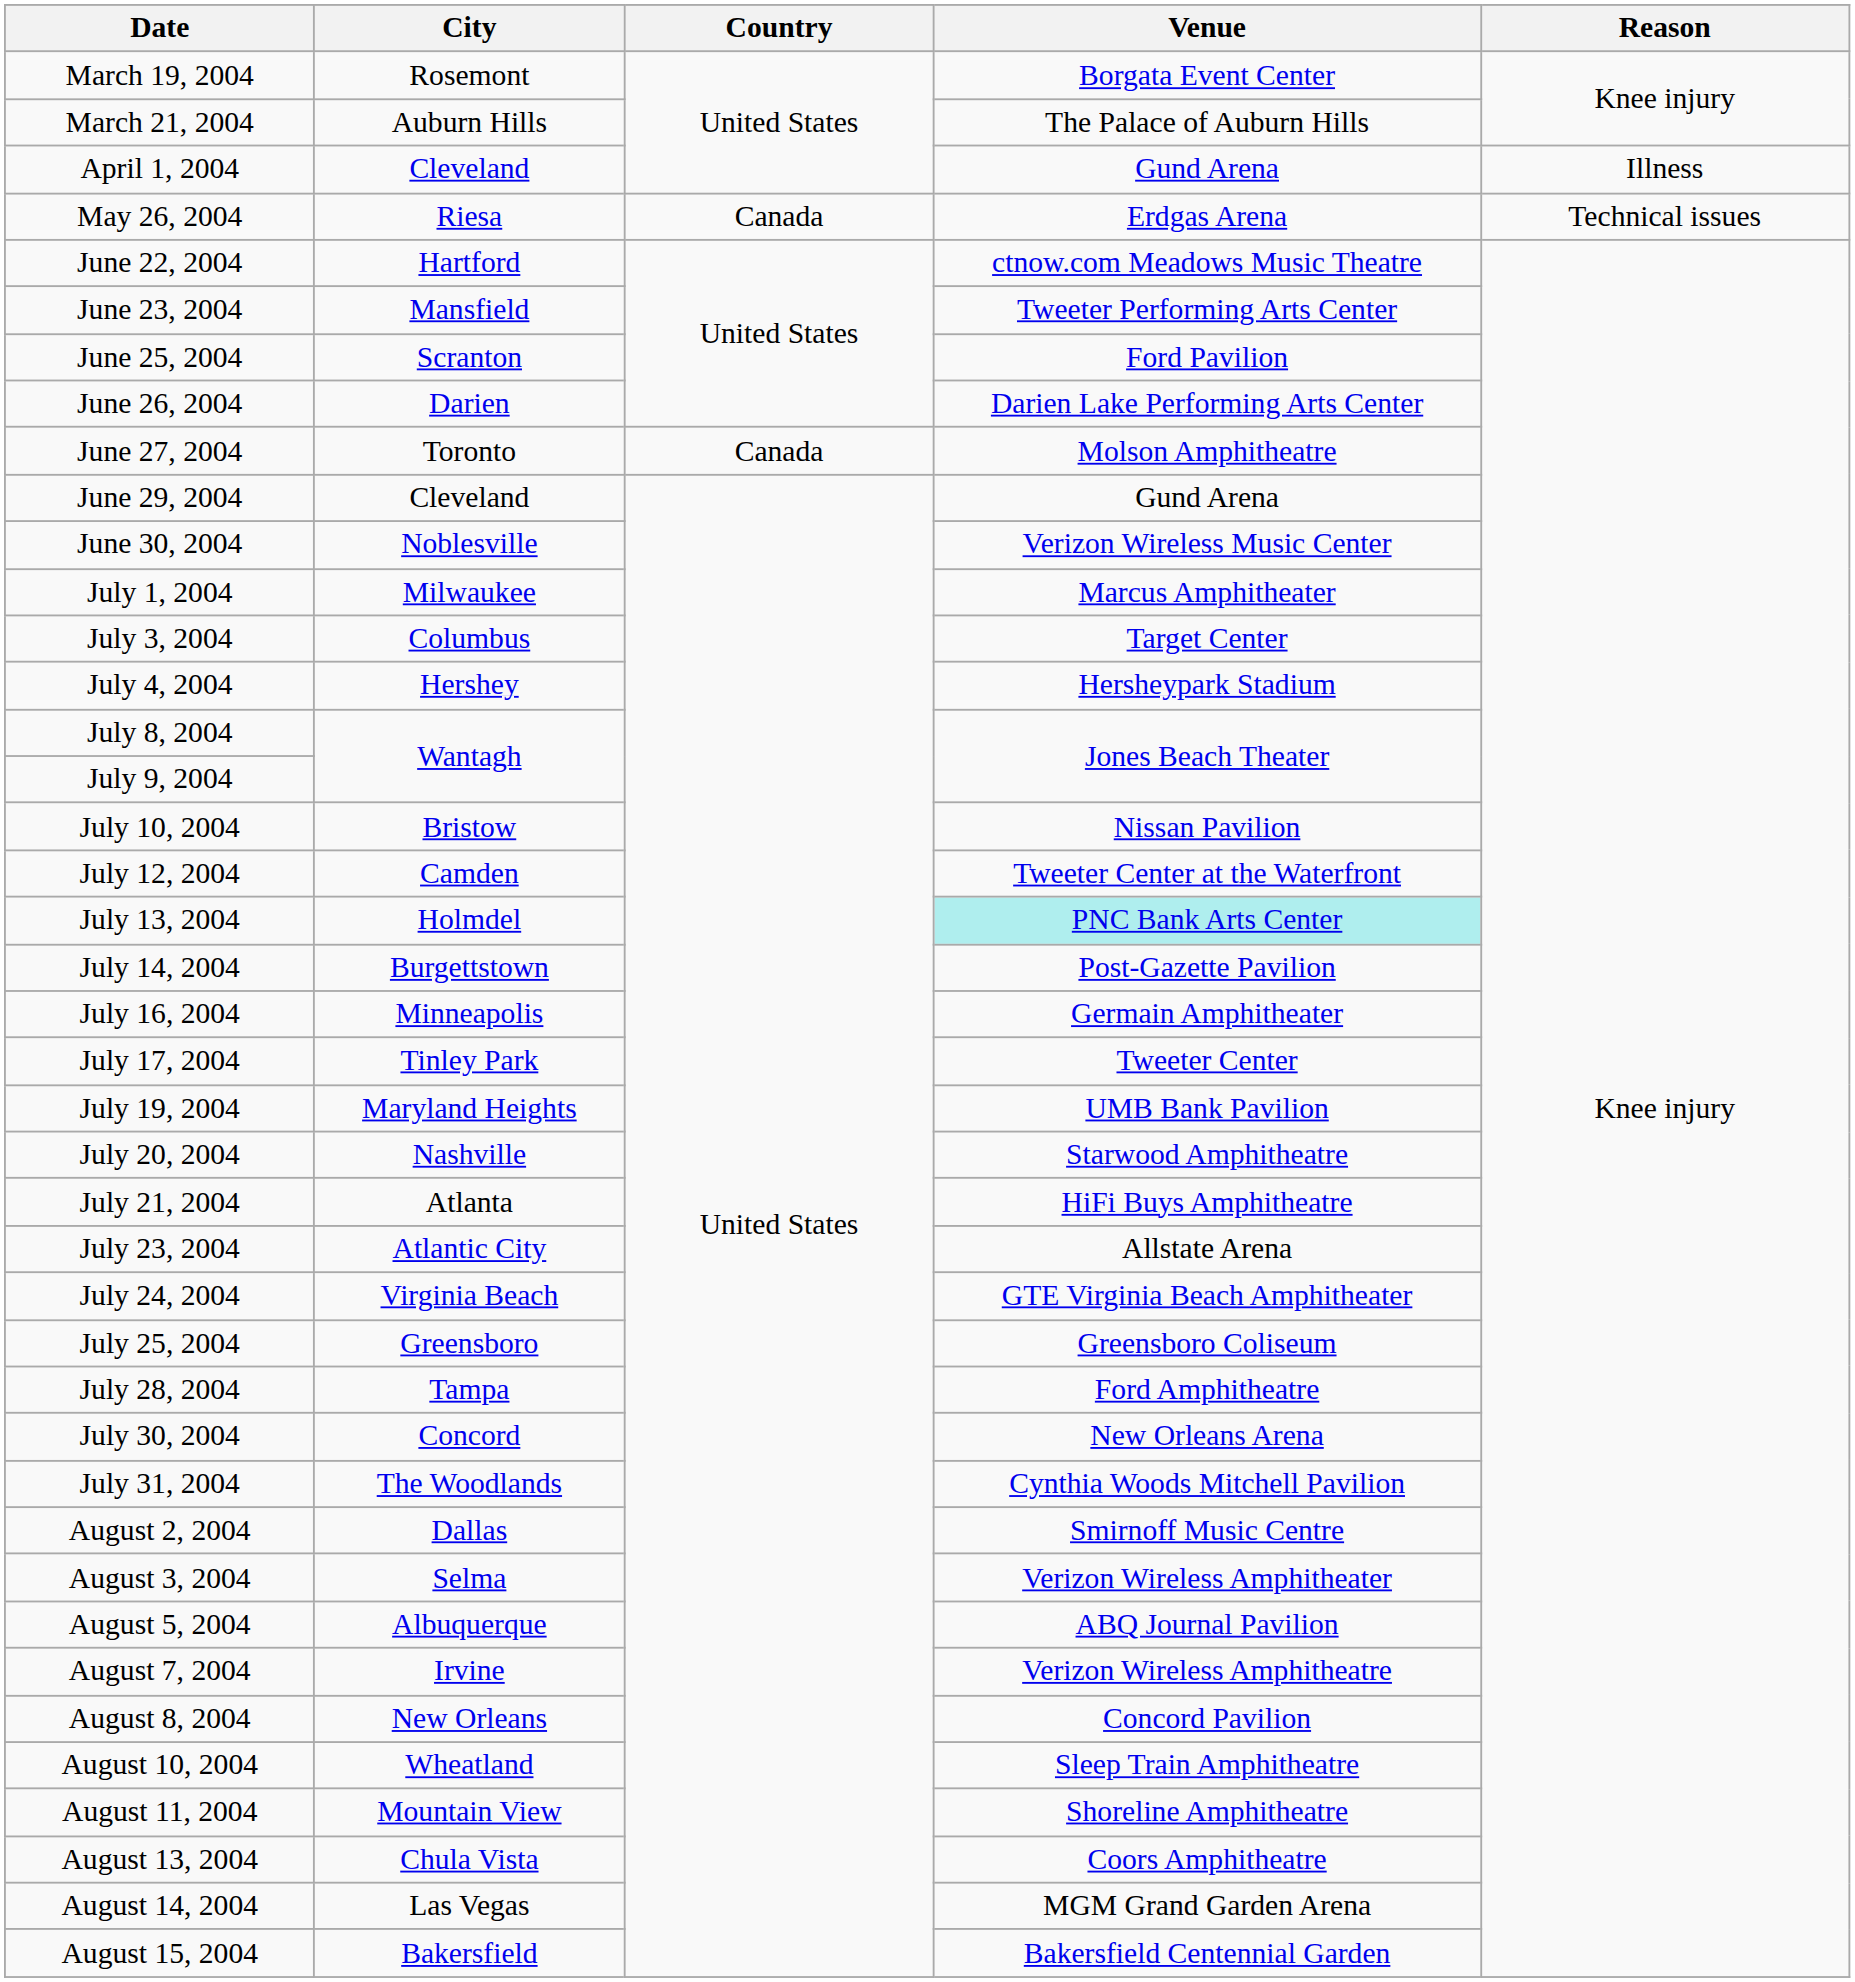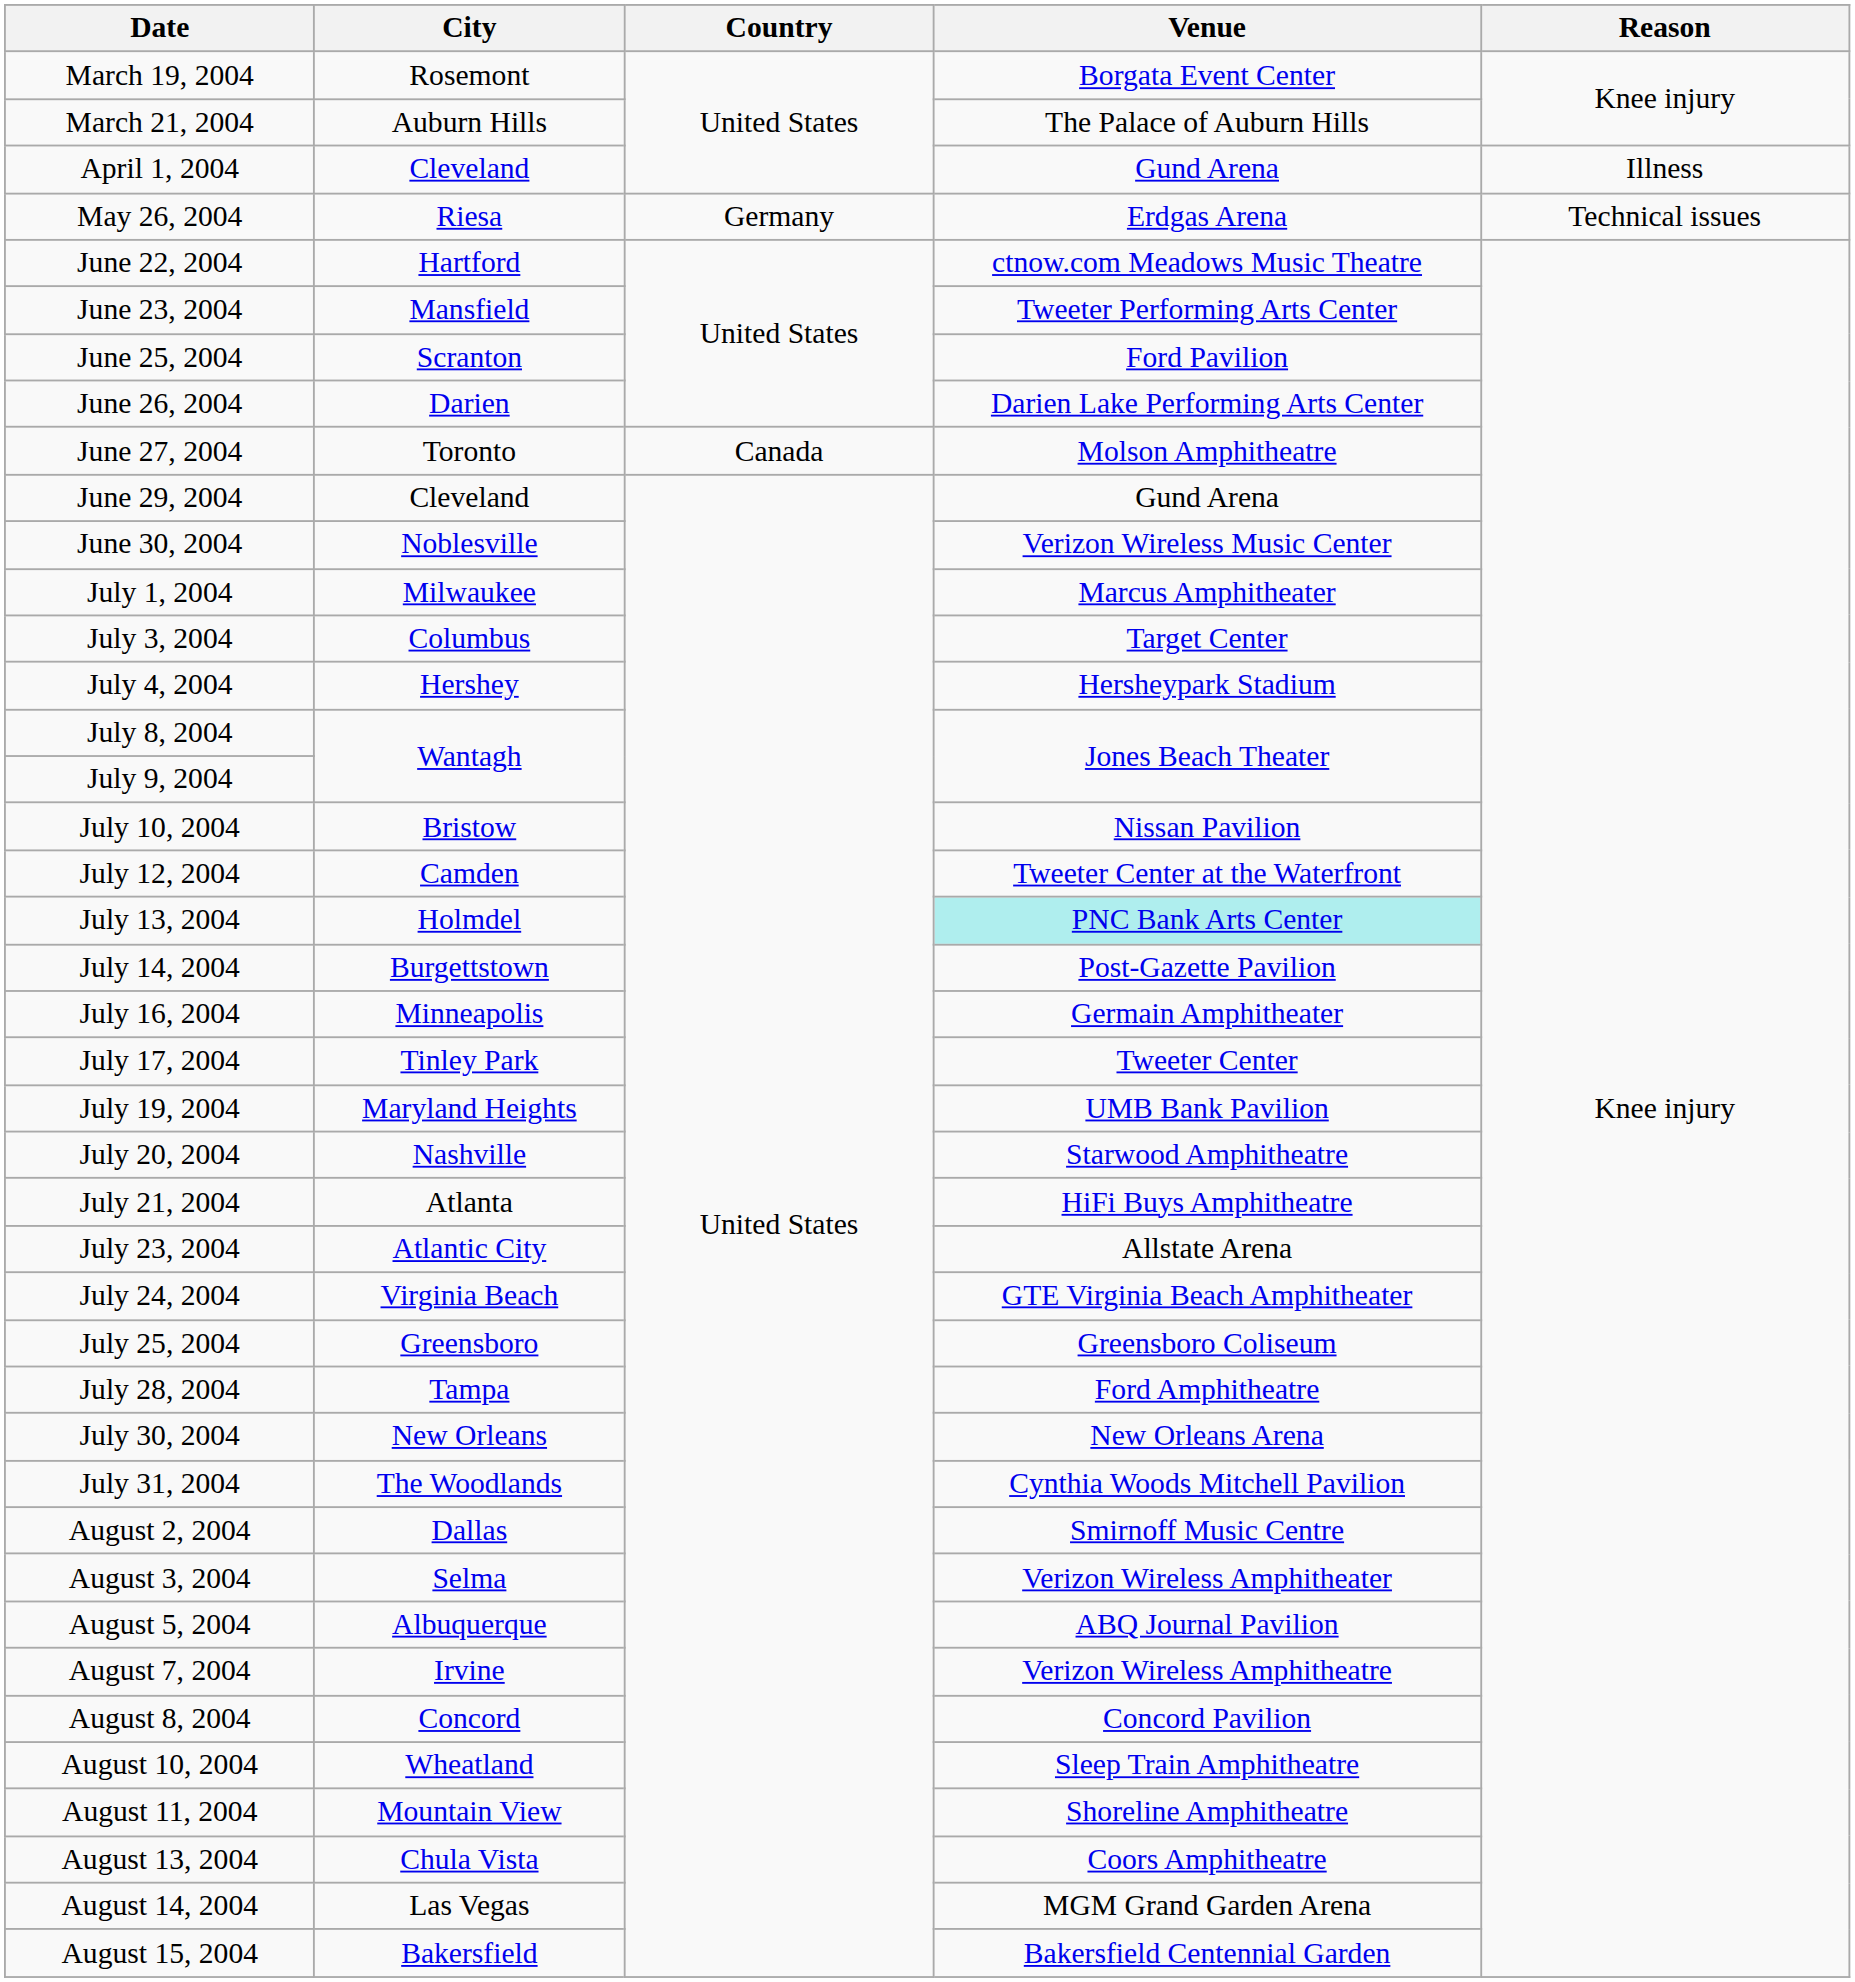(779, 215) Canada -> (779, 215) Germany
(469, 1436) Concord -> (469, 1436) New Orleans
(469, 1717) New Orleans -> (469, 1717) Concord
